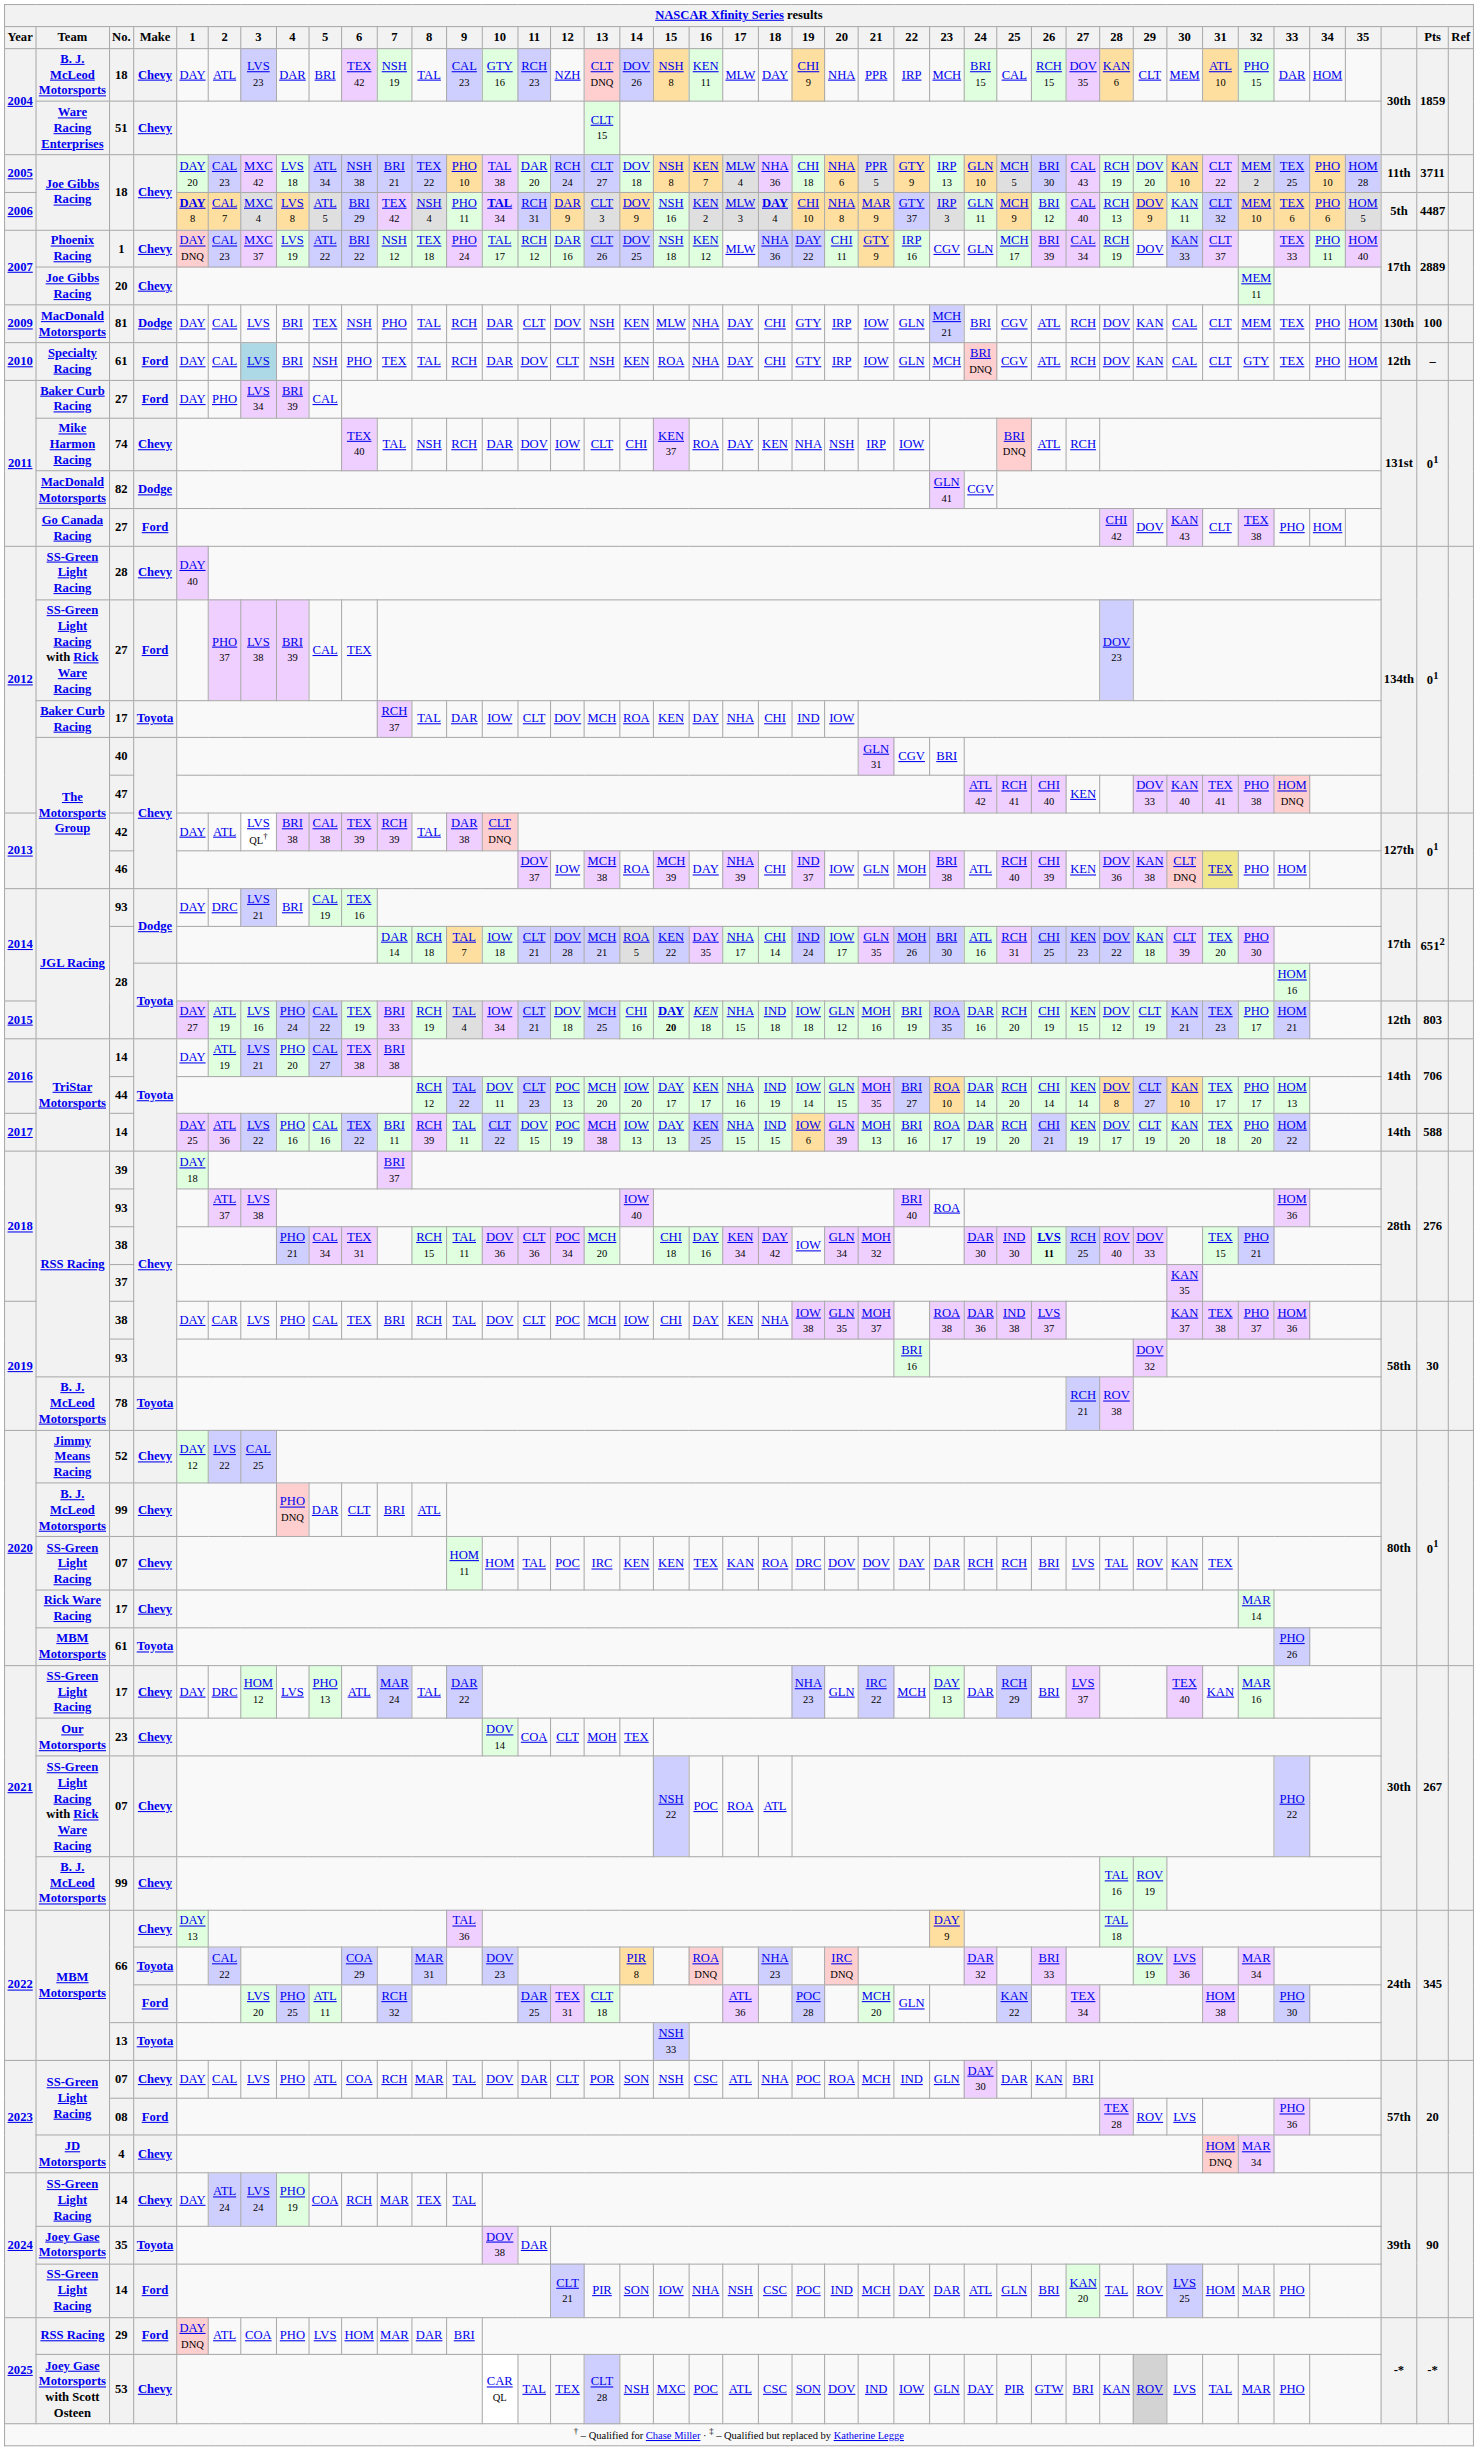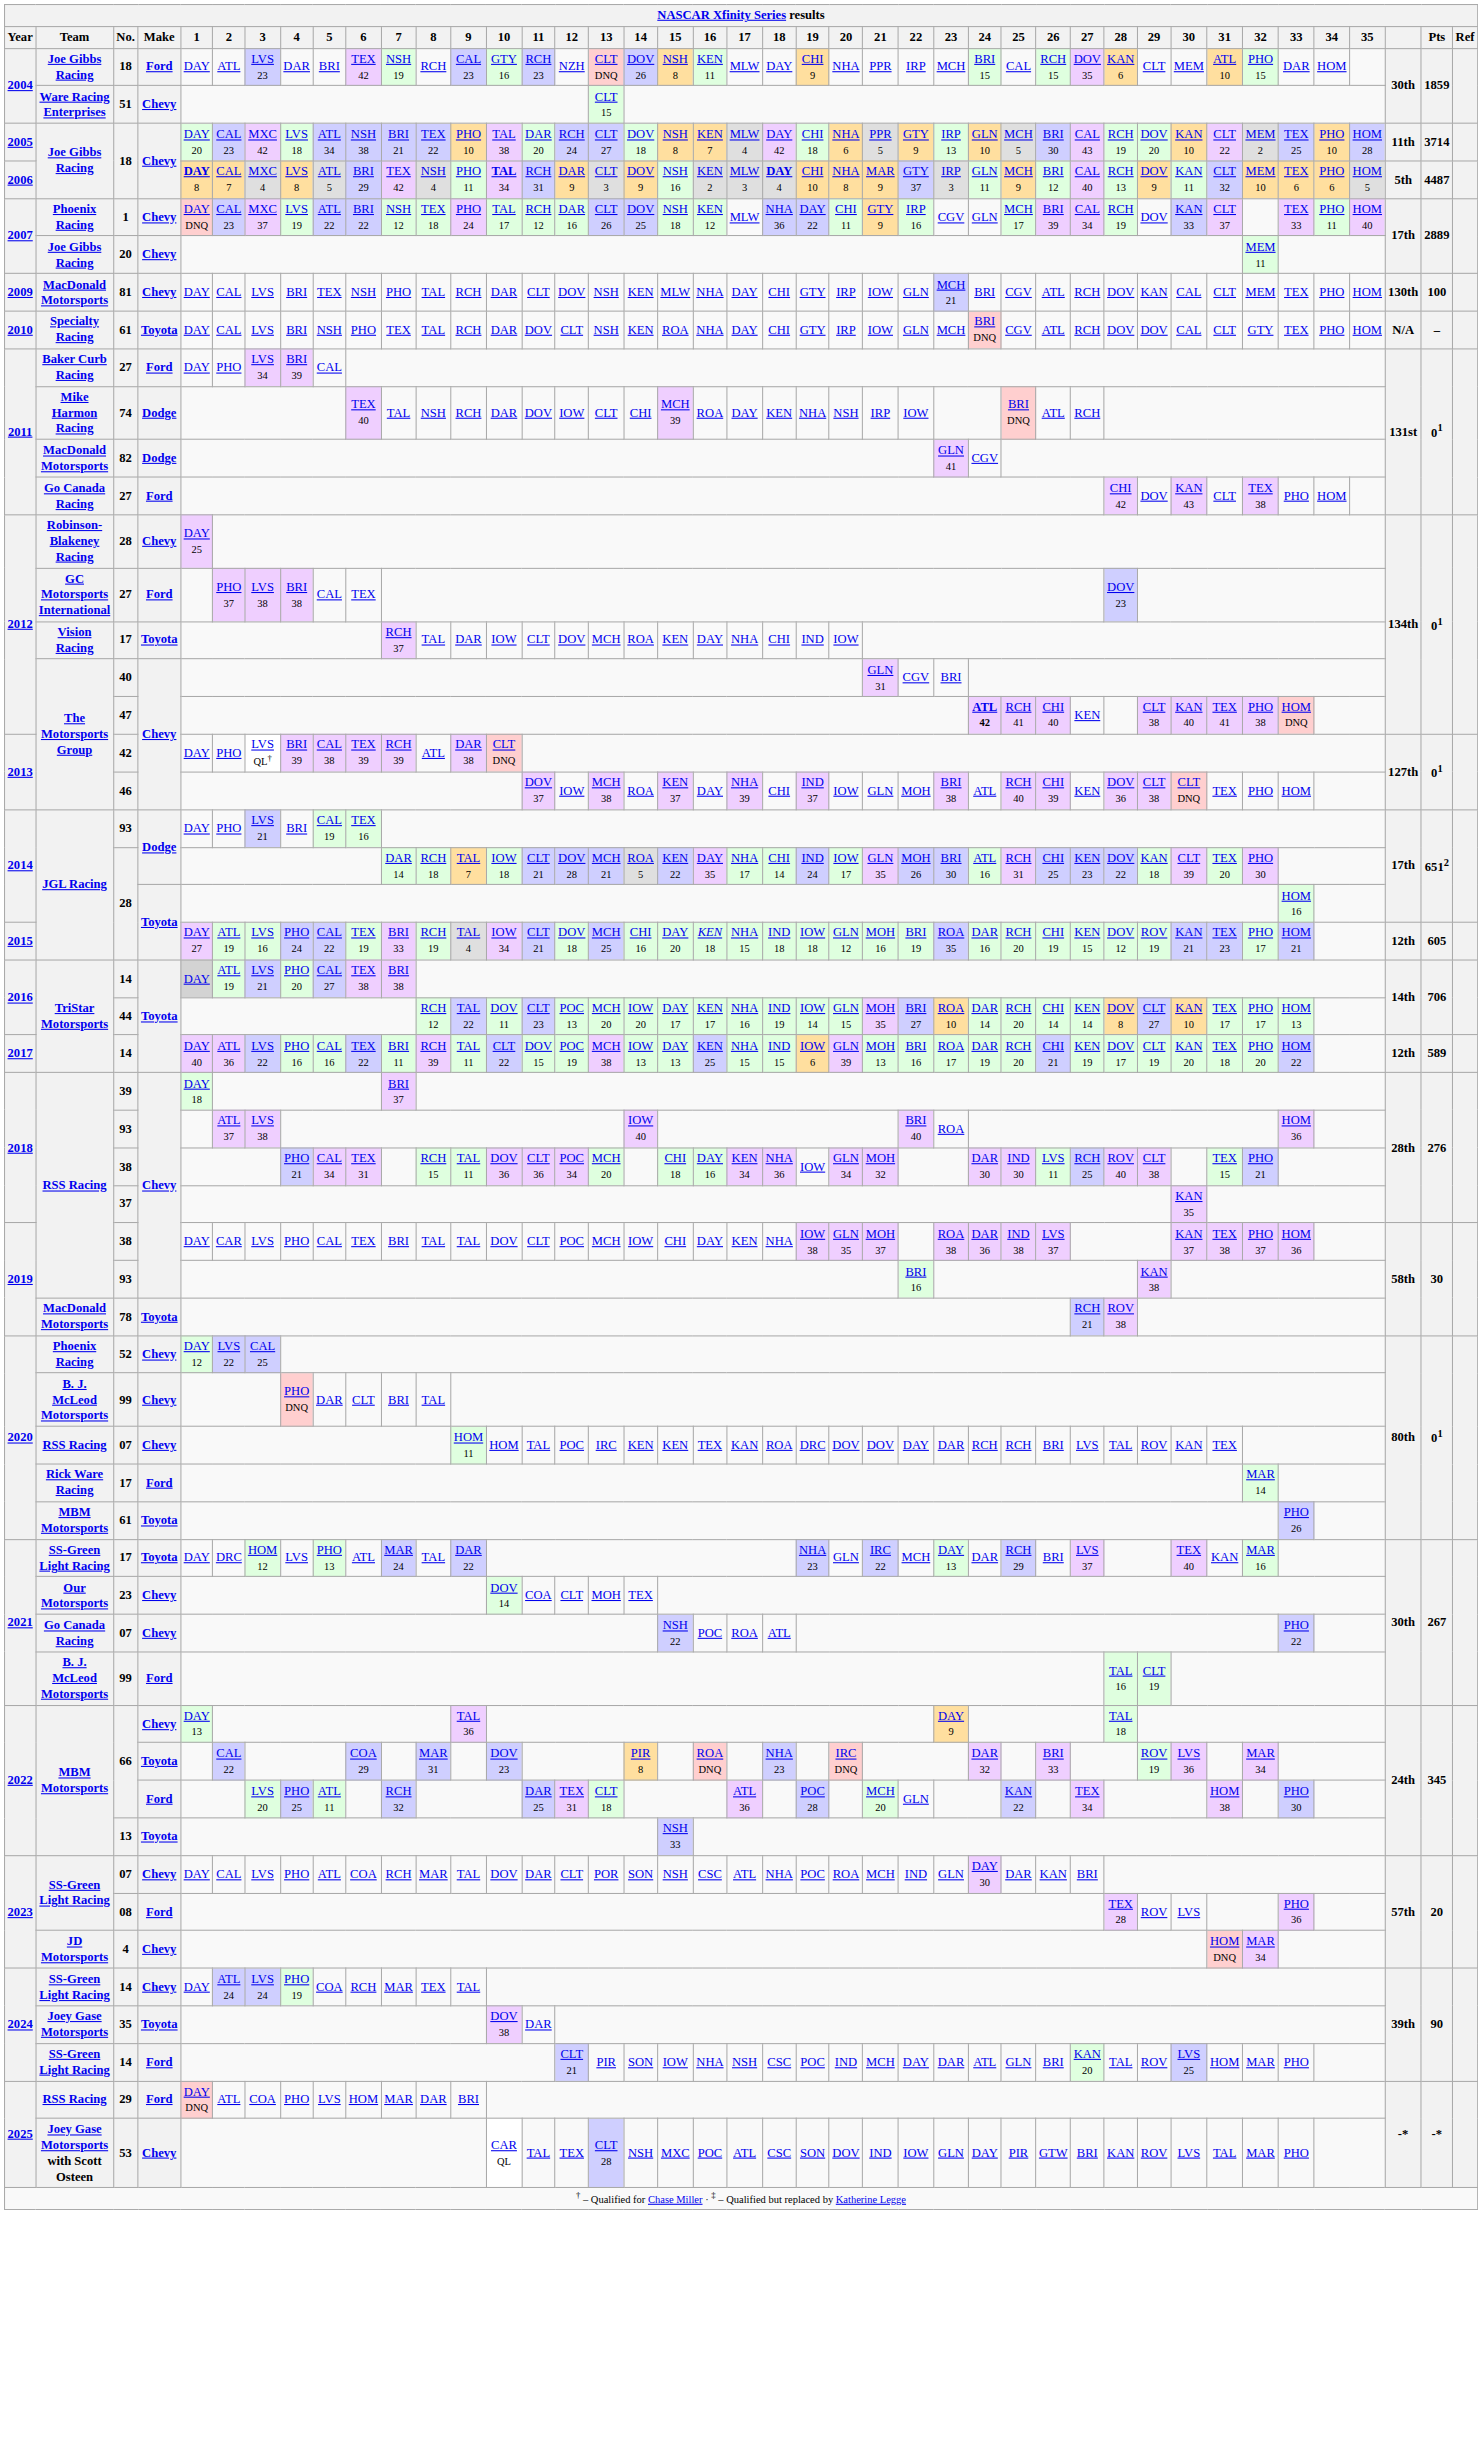(72, 74) B. J. McLeod Motorsports -> (75, 66) Joe Gibbs Racing
(155, 74) Chevy -> (159, 66) Ford
(429, 74) TAL -> (433, 66) RCH
(775, 173) NHA 36 -> (779, 141) DAY 42
(1433, 173) 3711 -> (1437, 142) 3714
(155, 323) Dodge -> (159, 292) Chevy
(155, 361) Ford -> (159, 329) Toyota
(258, 361) lightblue background -> (263, 329) no background
(1150, 361) KAN -> (1154, 329) DOV
(1399, 361) 12th -> (1403, 329) N/A
(155, 444) Chevy -> (159, 412) Dodge
(671, 443) KEN 37 -> (675, 412) MCH 39
(72, 572) SS-Green Light Racing -> (75, 541) Robinson-Blakeney Racing
(193, 572) DAY 40 -> (197, 540) DAY 25
(72, 649) SS-Green Light Racing with Rick Ware Racing -> (75, 594) GC Motorsports International
(292, 649) BRI 39 -> (297, 594) BRI 38
(72, 718) Baker Curb Racing -> (75, 640) Vision Racing
(981, 793) normal -> (985, 715) bold
(1150, 793) DOV 33 -> (1154, 714) CLT 38
(225, 831) ATL -> (229, 753) PHO
(292, 831) BRI 38 -> (297, 752) BRI 39
(429, 831) TAL -> (433, 753) ATL
(671, 869) MCH 39 -> (675, 790) KEN 37
(1150, 869) KAN 38 -> (1154, 790) CLT 38
(1220, 869) khaki background -> (1225, 790) no background
(225, 907) DRC -> (229, 828) PHO
(671, 1019) bold -> (675, 940) normal
(1150, 1019) CLT 19 -> (1154, 940) ROV 19
(1433, 1019) 803 -> (1437, 941) 605
(193, 1057) no background -> (197, 978) lightgrey background
(193, 1132) DAY 25 -> (197, 1053) DAY 40
(1399, 1132) 14th -> (1403, 1053) 12th
(1433, 1132) 588 -> (1437, 1053) 589
(775, 1244) DAY 42 -> (779, 1165) NHA 36
(1049, 1245) bold -> (1053, 1165) normal
(1150, 1244) DOV 33 -> (1154, 1165) CLT 38
(429, 1320) RCH -> (433, 1241) TAL
(1150, 1357) DOV 32 -> (1154, 1278) KAN 38
(72, 1403) B. J. McLeod Motorsports -> (75, 1316) MacDonald Motorsports
(72, 1456) Jimmy Means Racing -> (75, 1354) Phoenix Racing
(429, 1510) ATL -> (433, 1399) TAL
(72, 1563) SS-Green Light Racing -> (75, 1445) RSS Racing
(155, 1608) Chevy -> (159, 1482) Ford
(155, 1691) Chevy -> (159, 1557) Toyota
(72, 1806) SS-Green Light Racing with Rick Ware Racing -> (75, 1633) Go Canada Racing
(155, 1883) Chevy -> (159, 1678) Ford
(1150, 1882) ROV 19 -> (1154, 1678) CLT 19
(1150, 2389) lightgrey background -> (1154, 2152) no background
